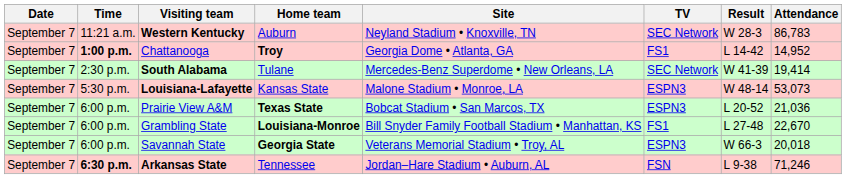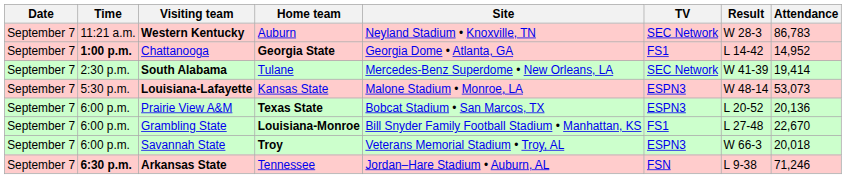(270, 51) Troy -> (296, 51) Georgia State
(792, 108) 21,036 -> (792, 108) 20,136
(296, 145) Georgia State -> (270, 145) Troy
